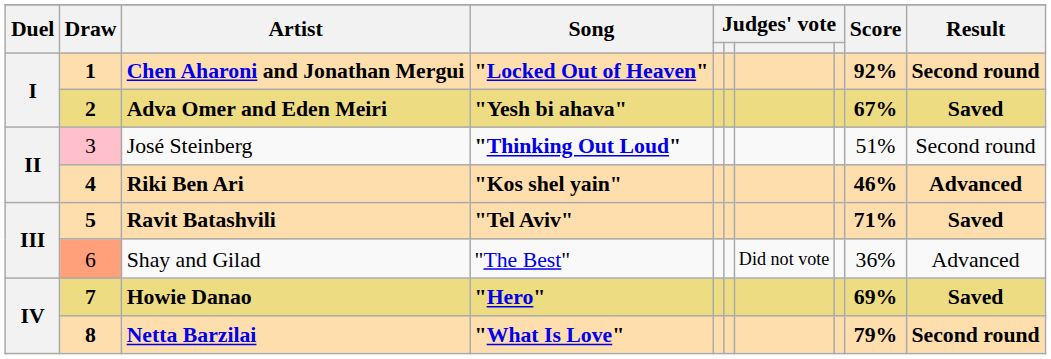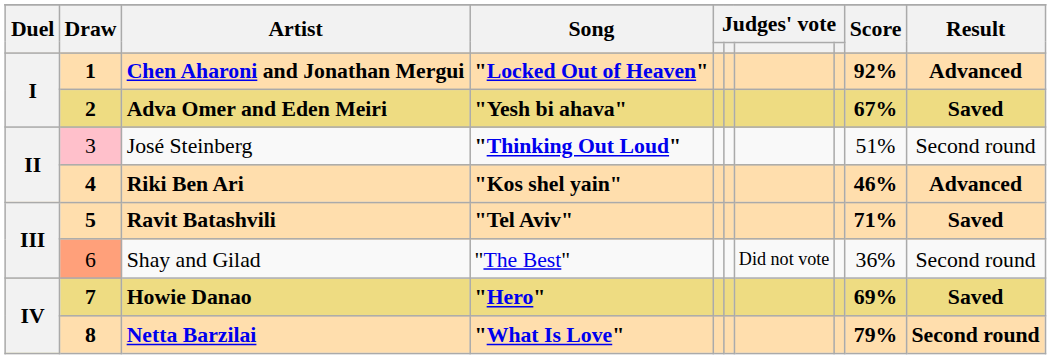(976, 71) Second round -> (976, 71) Advanced
(976, 259) Advanced -> (976, 259) Second round
